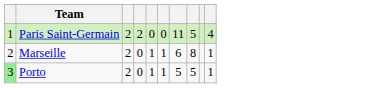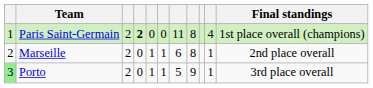+ column: (292, 14)
(140, 33) normal -> (140, 33) bold
(193, 33) 5 -> (193, 33) 8
(193, 72) 5 -> (193, 72) 9
